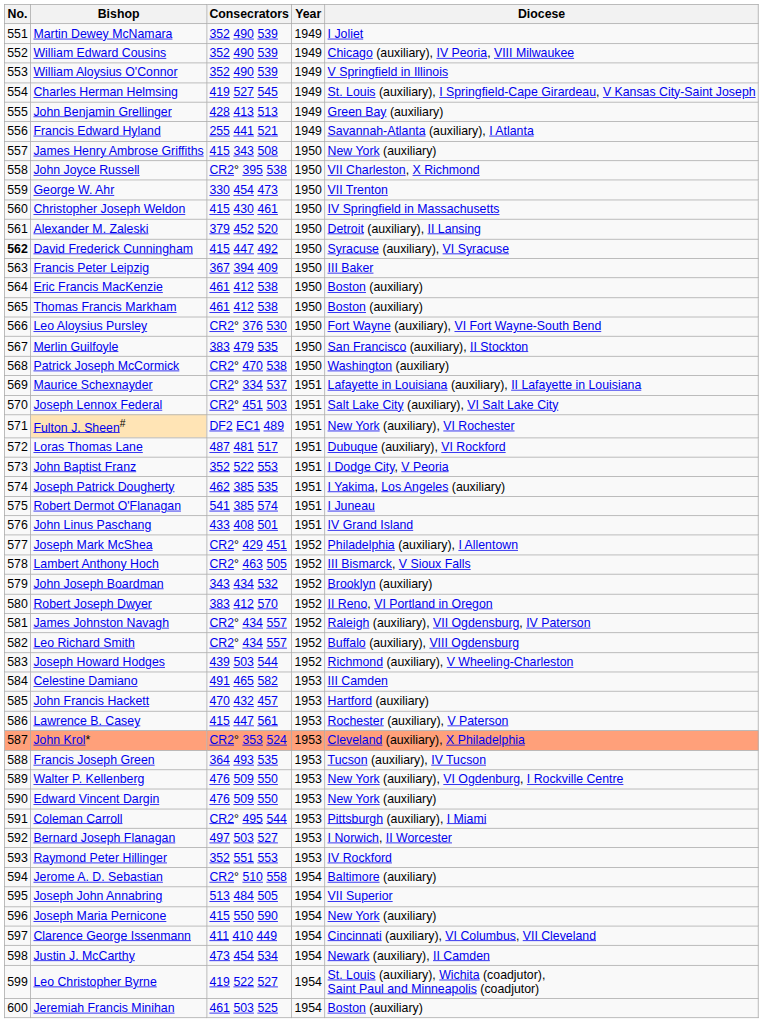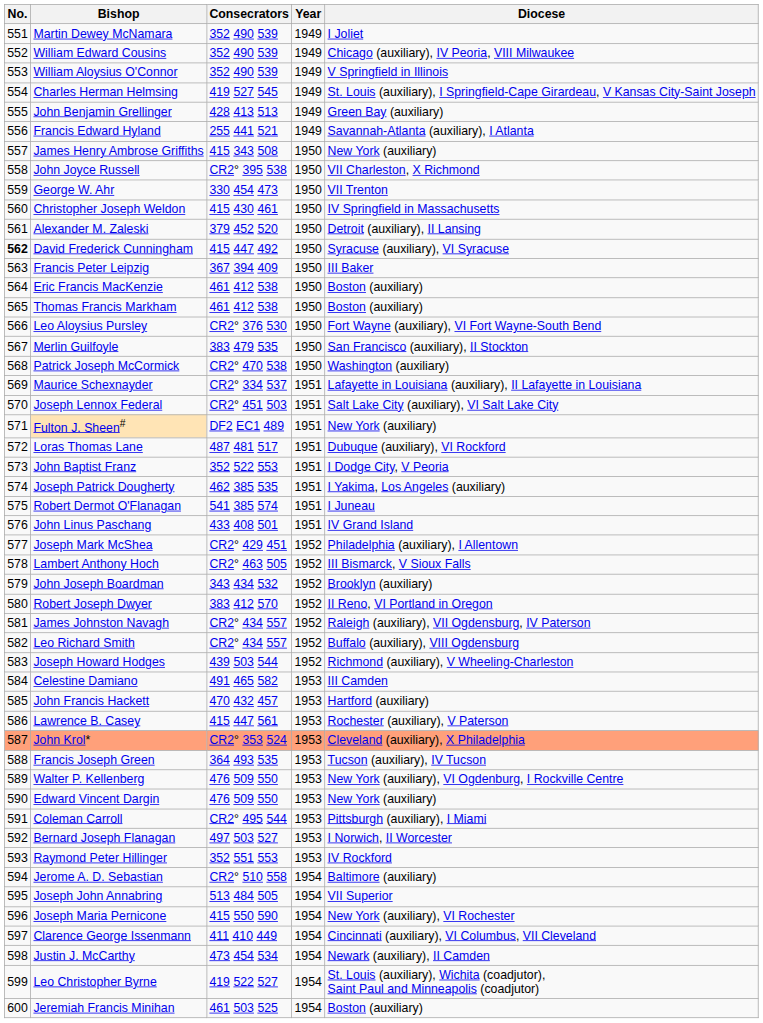(421, 426) New York (auxiliary), VI Rochester -> (382, 426) New York (auxiliary)
(382, 916) New York (auxiliary) -> (421, 916) New York (auxiliary), VI Rochester
